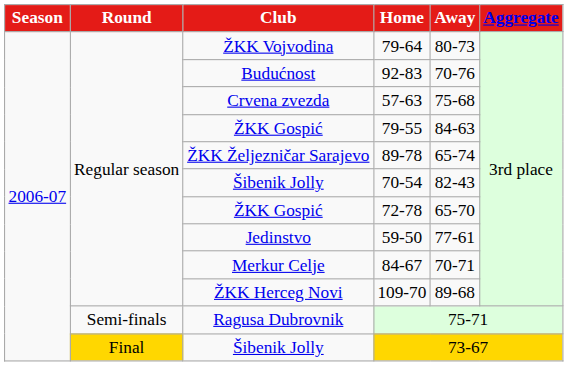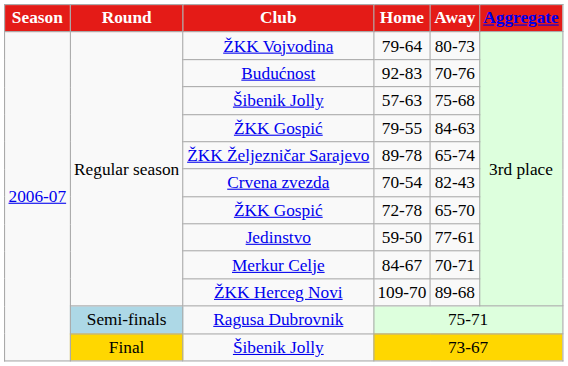(278, 100) Crvena zvezda -> (278, 100) Šibenik Jolly
(278, 182) Šibenik Jolly -> (278, 182) Crvena zvezda
(127, 319) no background -> (127, 319) lightblue background
